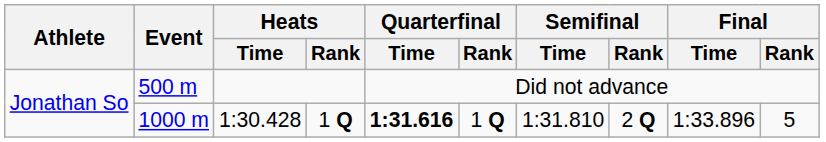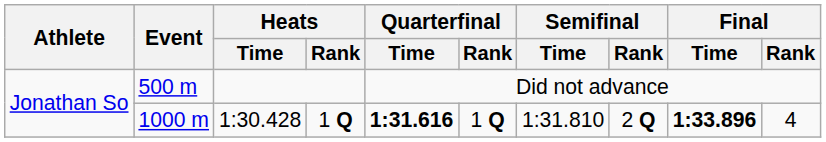(714, 120) normal -> (715, 120) bold
(789, 120) 5 -> (791, 120) 4
